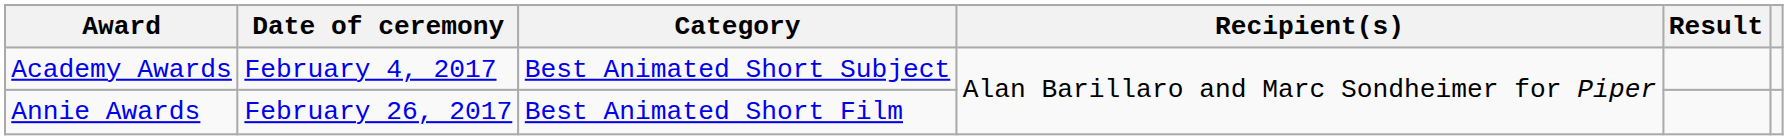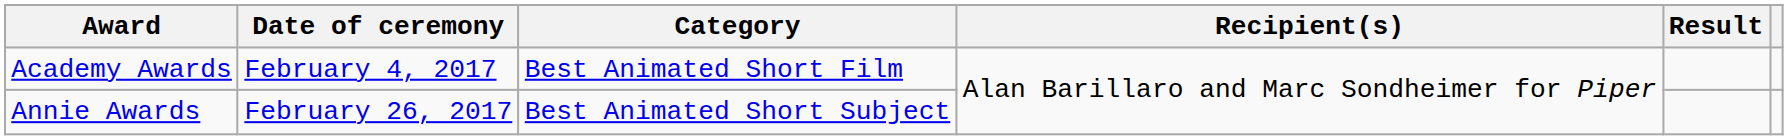(738, 69) Best Animated Short Subject -> (714, 69) Best Animated Short Film
(714, 112) Best Animated Short Film -> (738, 112) Best Animated Short Subject
